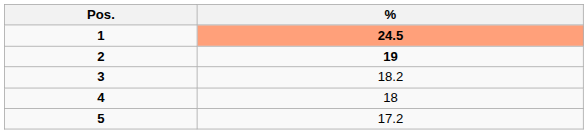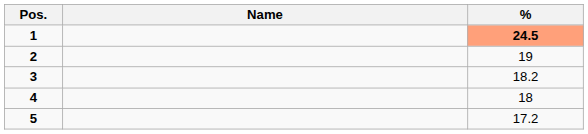+ column: (265, 14)
(390, 56) bold -> (526, 56) normal
